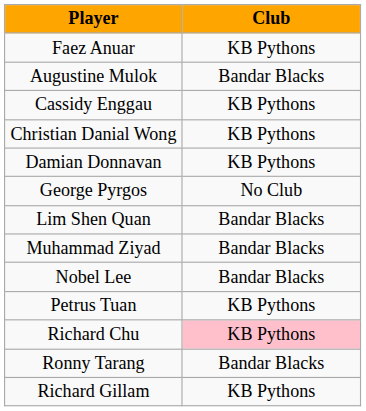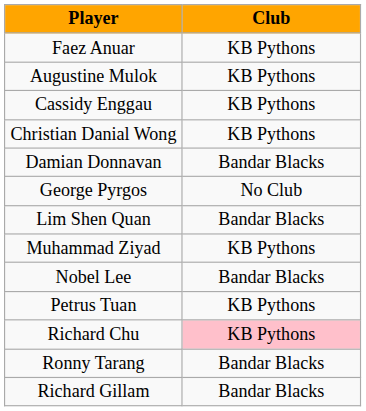(271, 76) Bandar Blacks -> (271, 76) KB Pythons
(271, 162) KB Pythons -> (271, 162) Bandar Blacks
(271, 248) Bandar Blacks -> (271, 248) KB Pythons
(271, 391) KB Pythons -> (271, 391) Bandar Blacks
